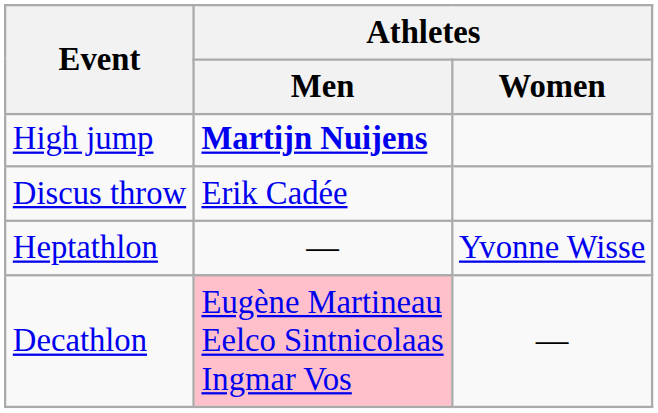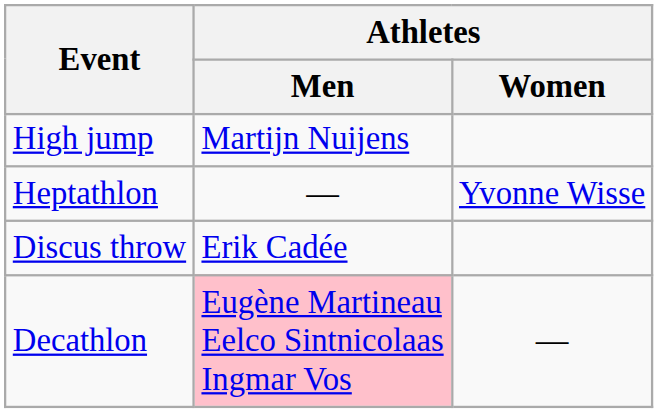(314, 139) bold -> (305, 139) normal
rows swapped: (99, 193) <-> (85, 247)
